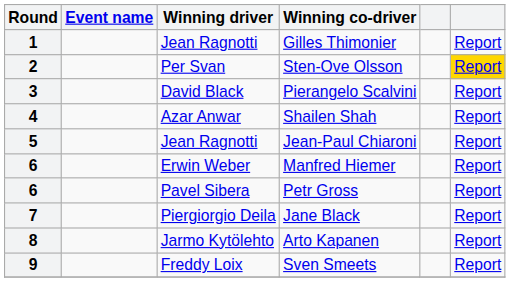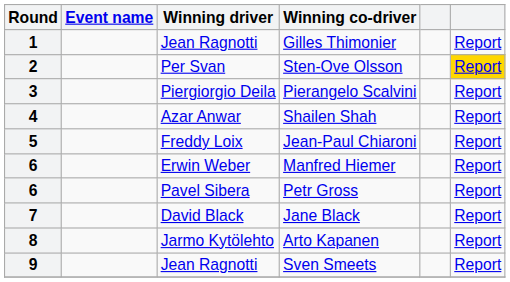(202, 92) David Black -> (218, 92) Piergiorgio Deila
(209, 141) Jean Ragnotti -> (202, 141) Freddy Loix
(218, 216) Piergiorgio Deila -> (202, 216) David Black
(202, 265) Freddy Loix -> (209, 265) Jean Ragnotti
